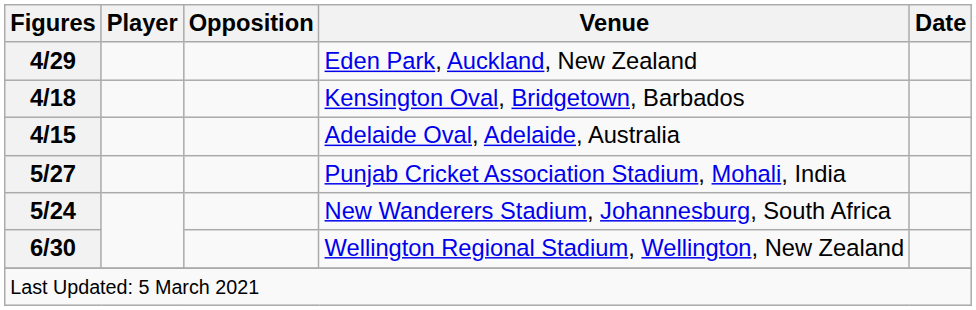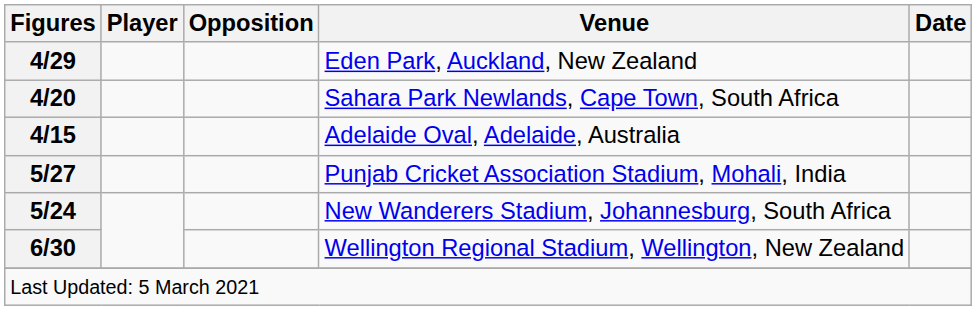+ row: (582, 98)
- row: (535, 98)
